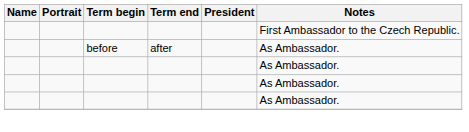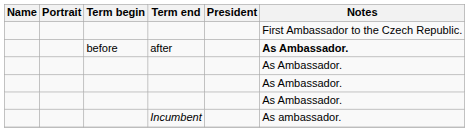(299, 48) normal -> (305, 48) bold
+ row: (116, 118)
